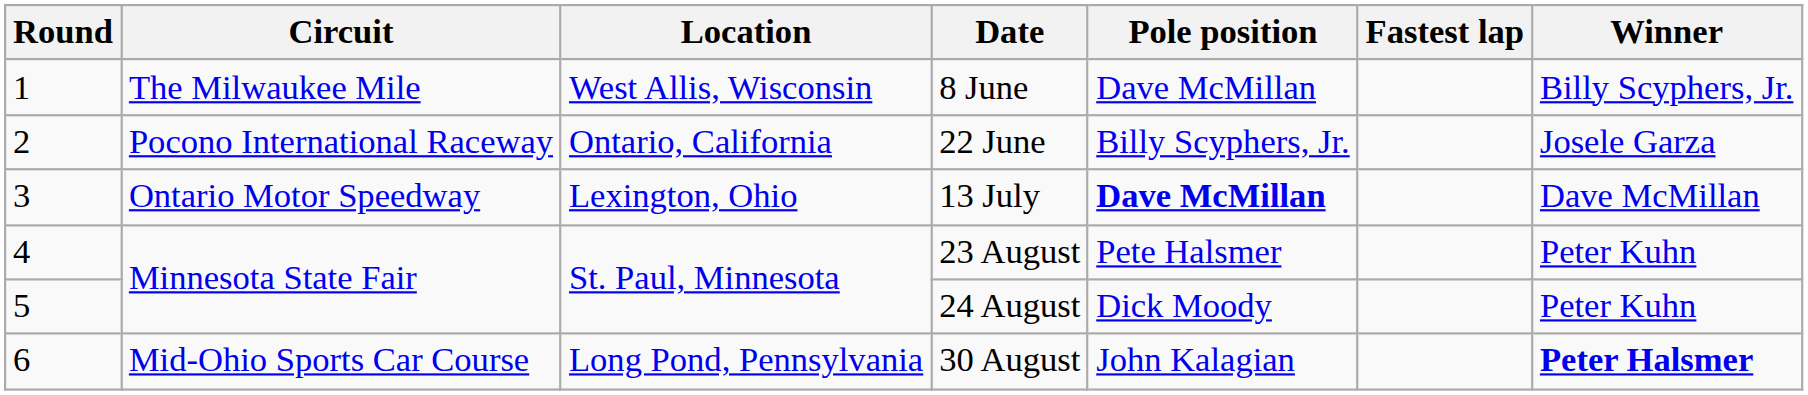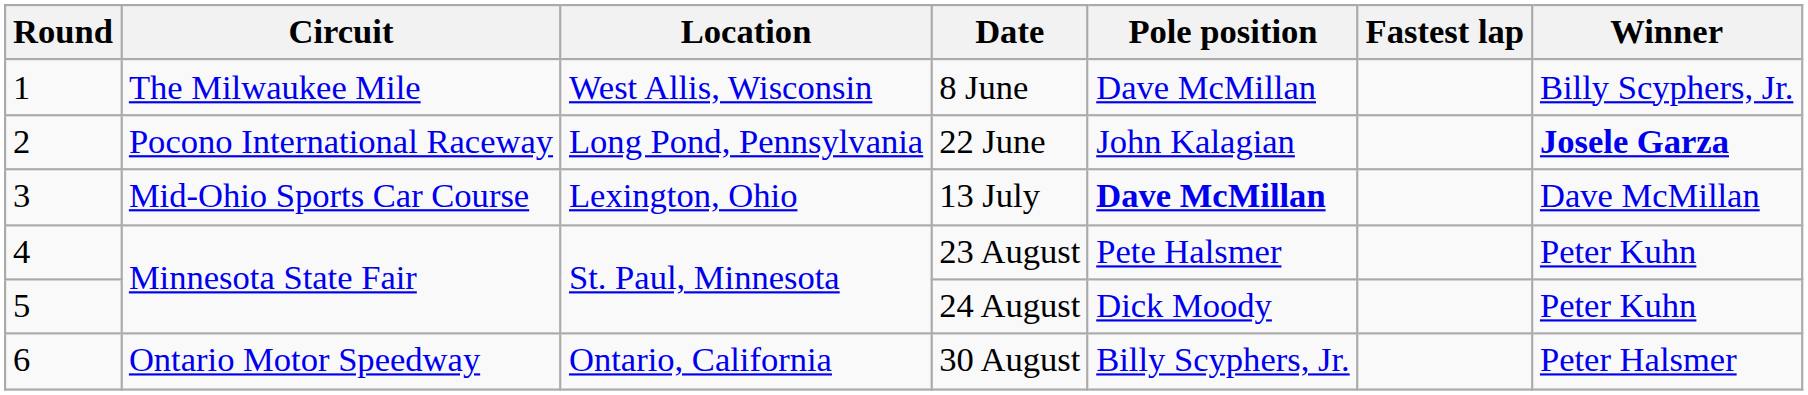(700, 141) Ontario, California -> (746, 141) Long Pond, Pennsylvania
(1223, 141) Billy Scyphers, Jr. -> (1196, 141) John Kalagian
(1628, 141) normal -> (1634, 141) bold
(305, 196) Ontario Motor Speedway -> (329, 196) Mid-Ohio Sports Car Course
(329, 360) Mid-Ohio Sports Car Course -> (305, 360) Ontario Motor Speedway
(746, 360) Long Pond, Pennsylvania -> (700, 360) Ontario, California
(1196, 360) John Kalagian -> (1223, 360) Billy Scyphers, Jr.
(1647, 360) bold -> (1638, 360) normal
